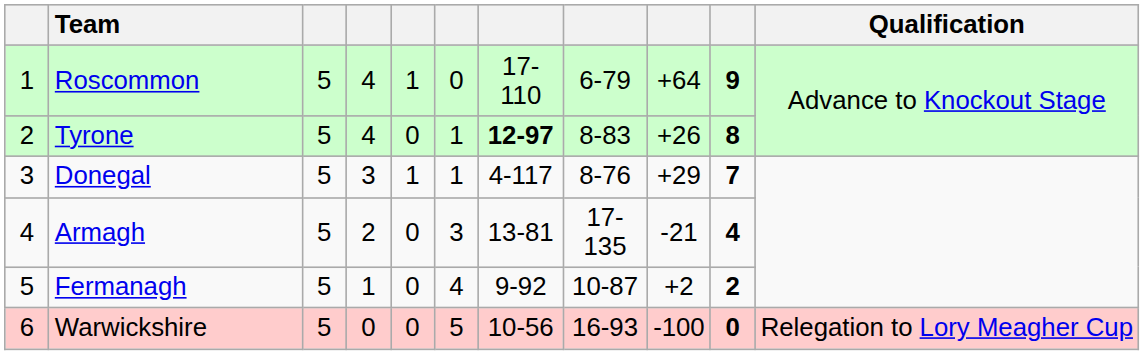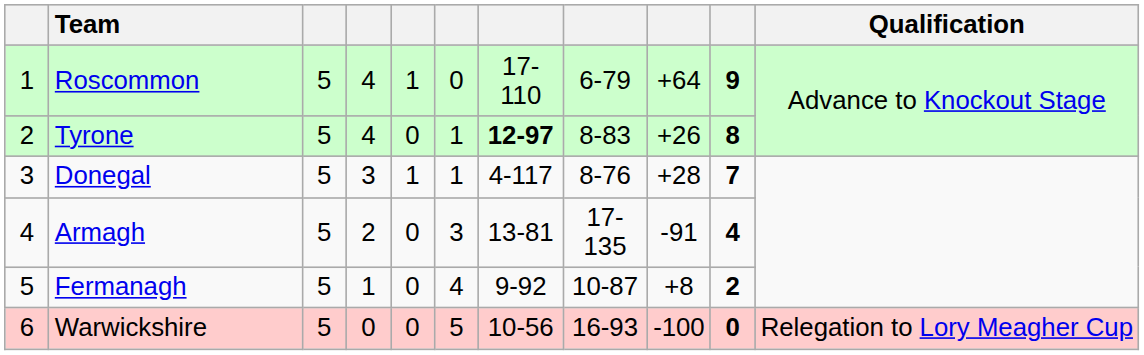(679, 176) +29 -> (679, 176) +28
(679, 231) -21 -> (679, 231) -91
(679, 287) +2 -> (679, 287) +8
